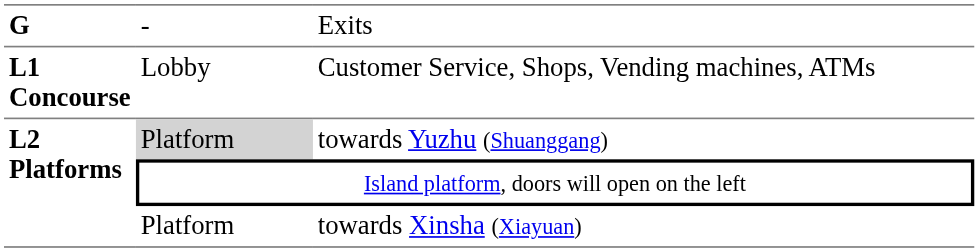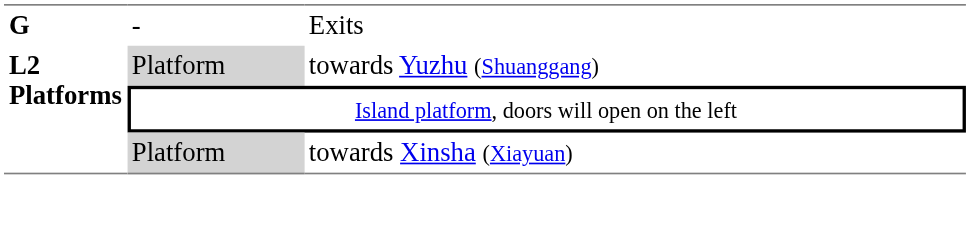- row: (597, 67)
(188, 225) no background -> (179, 152) lightgrey background
